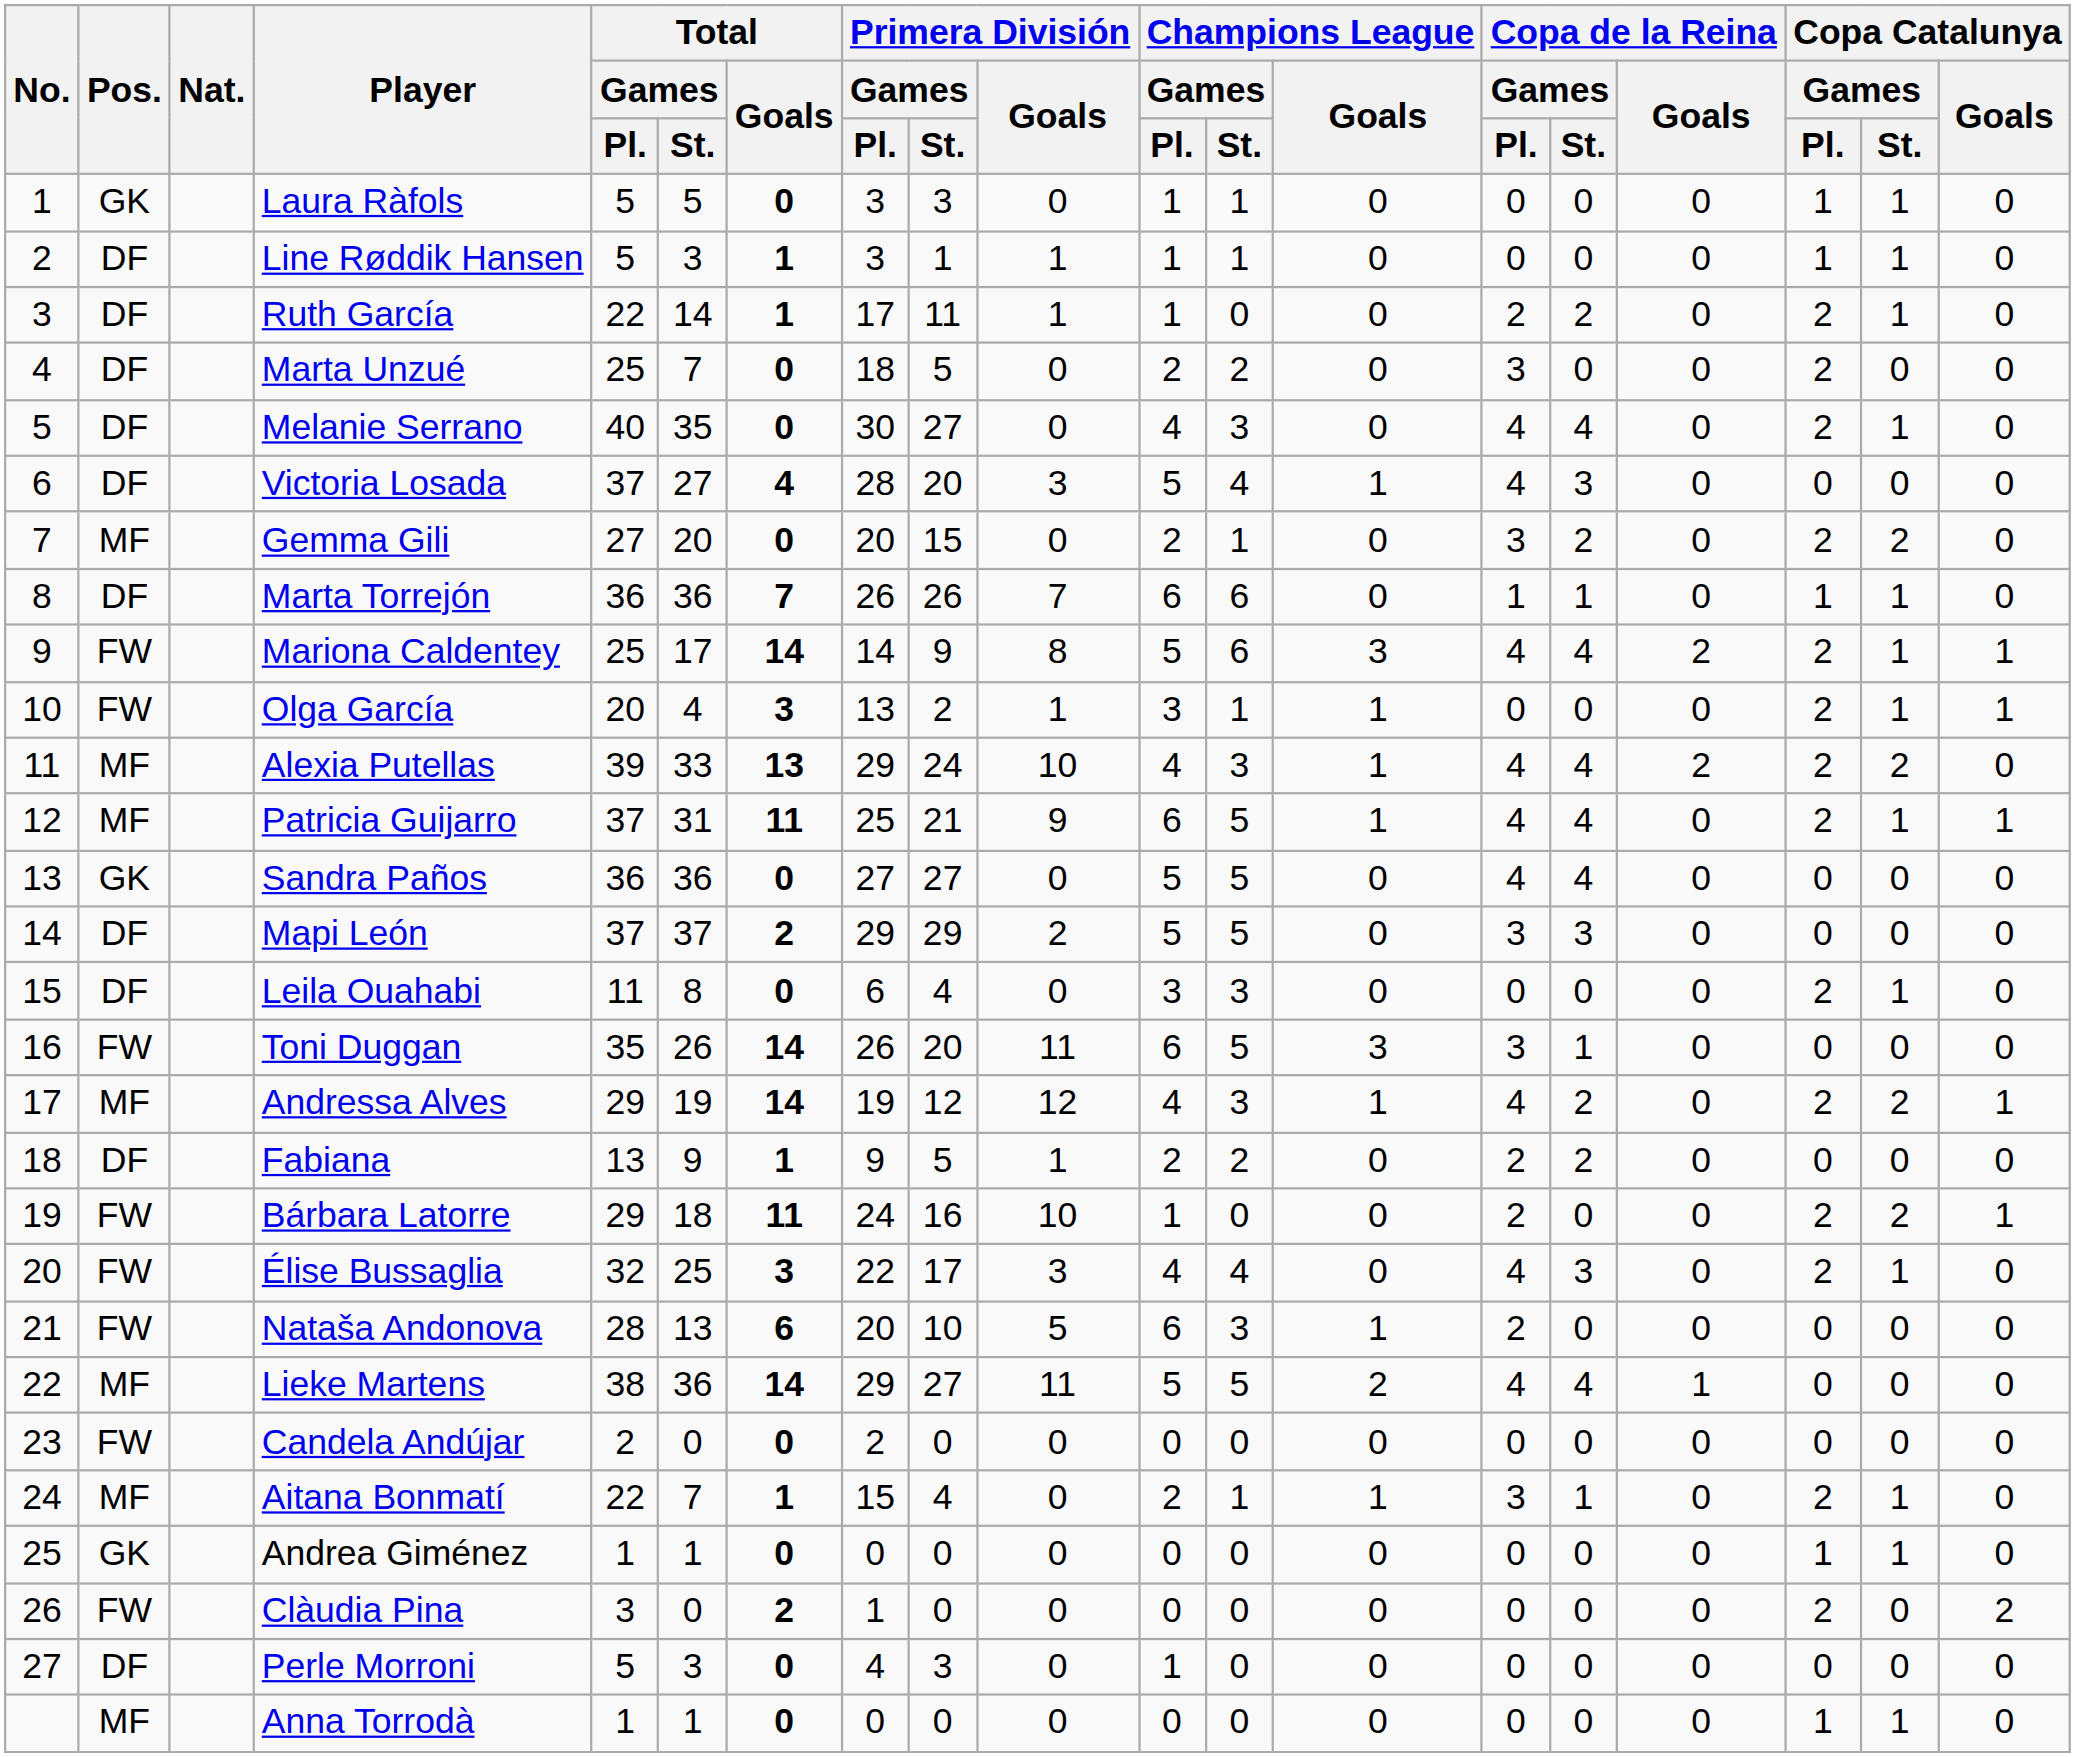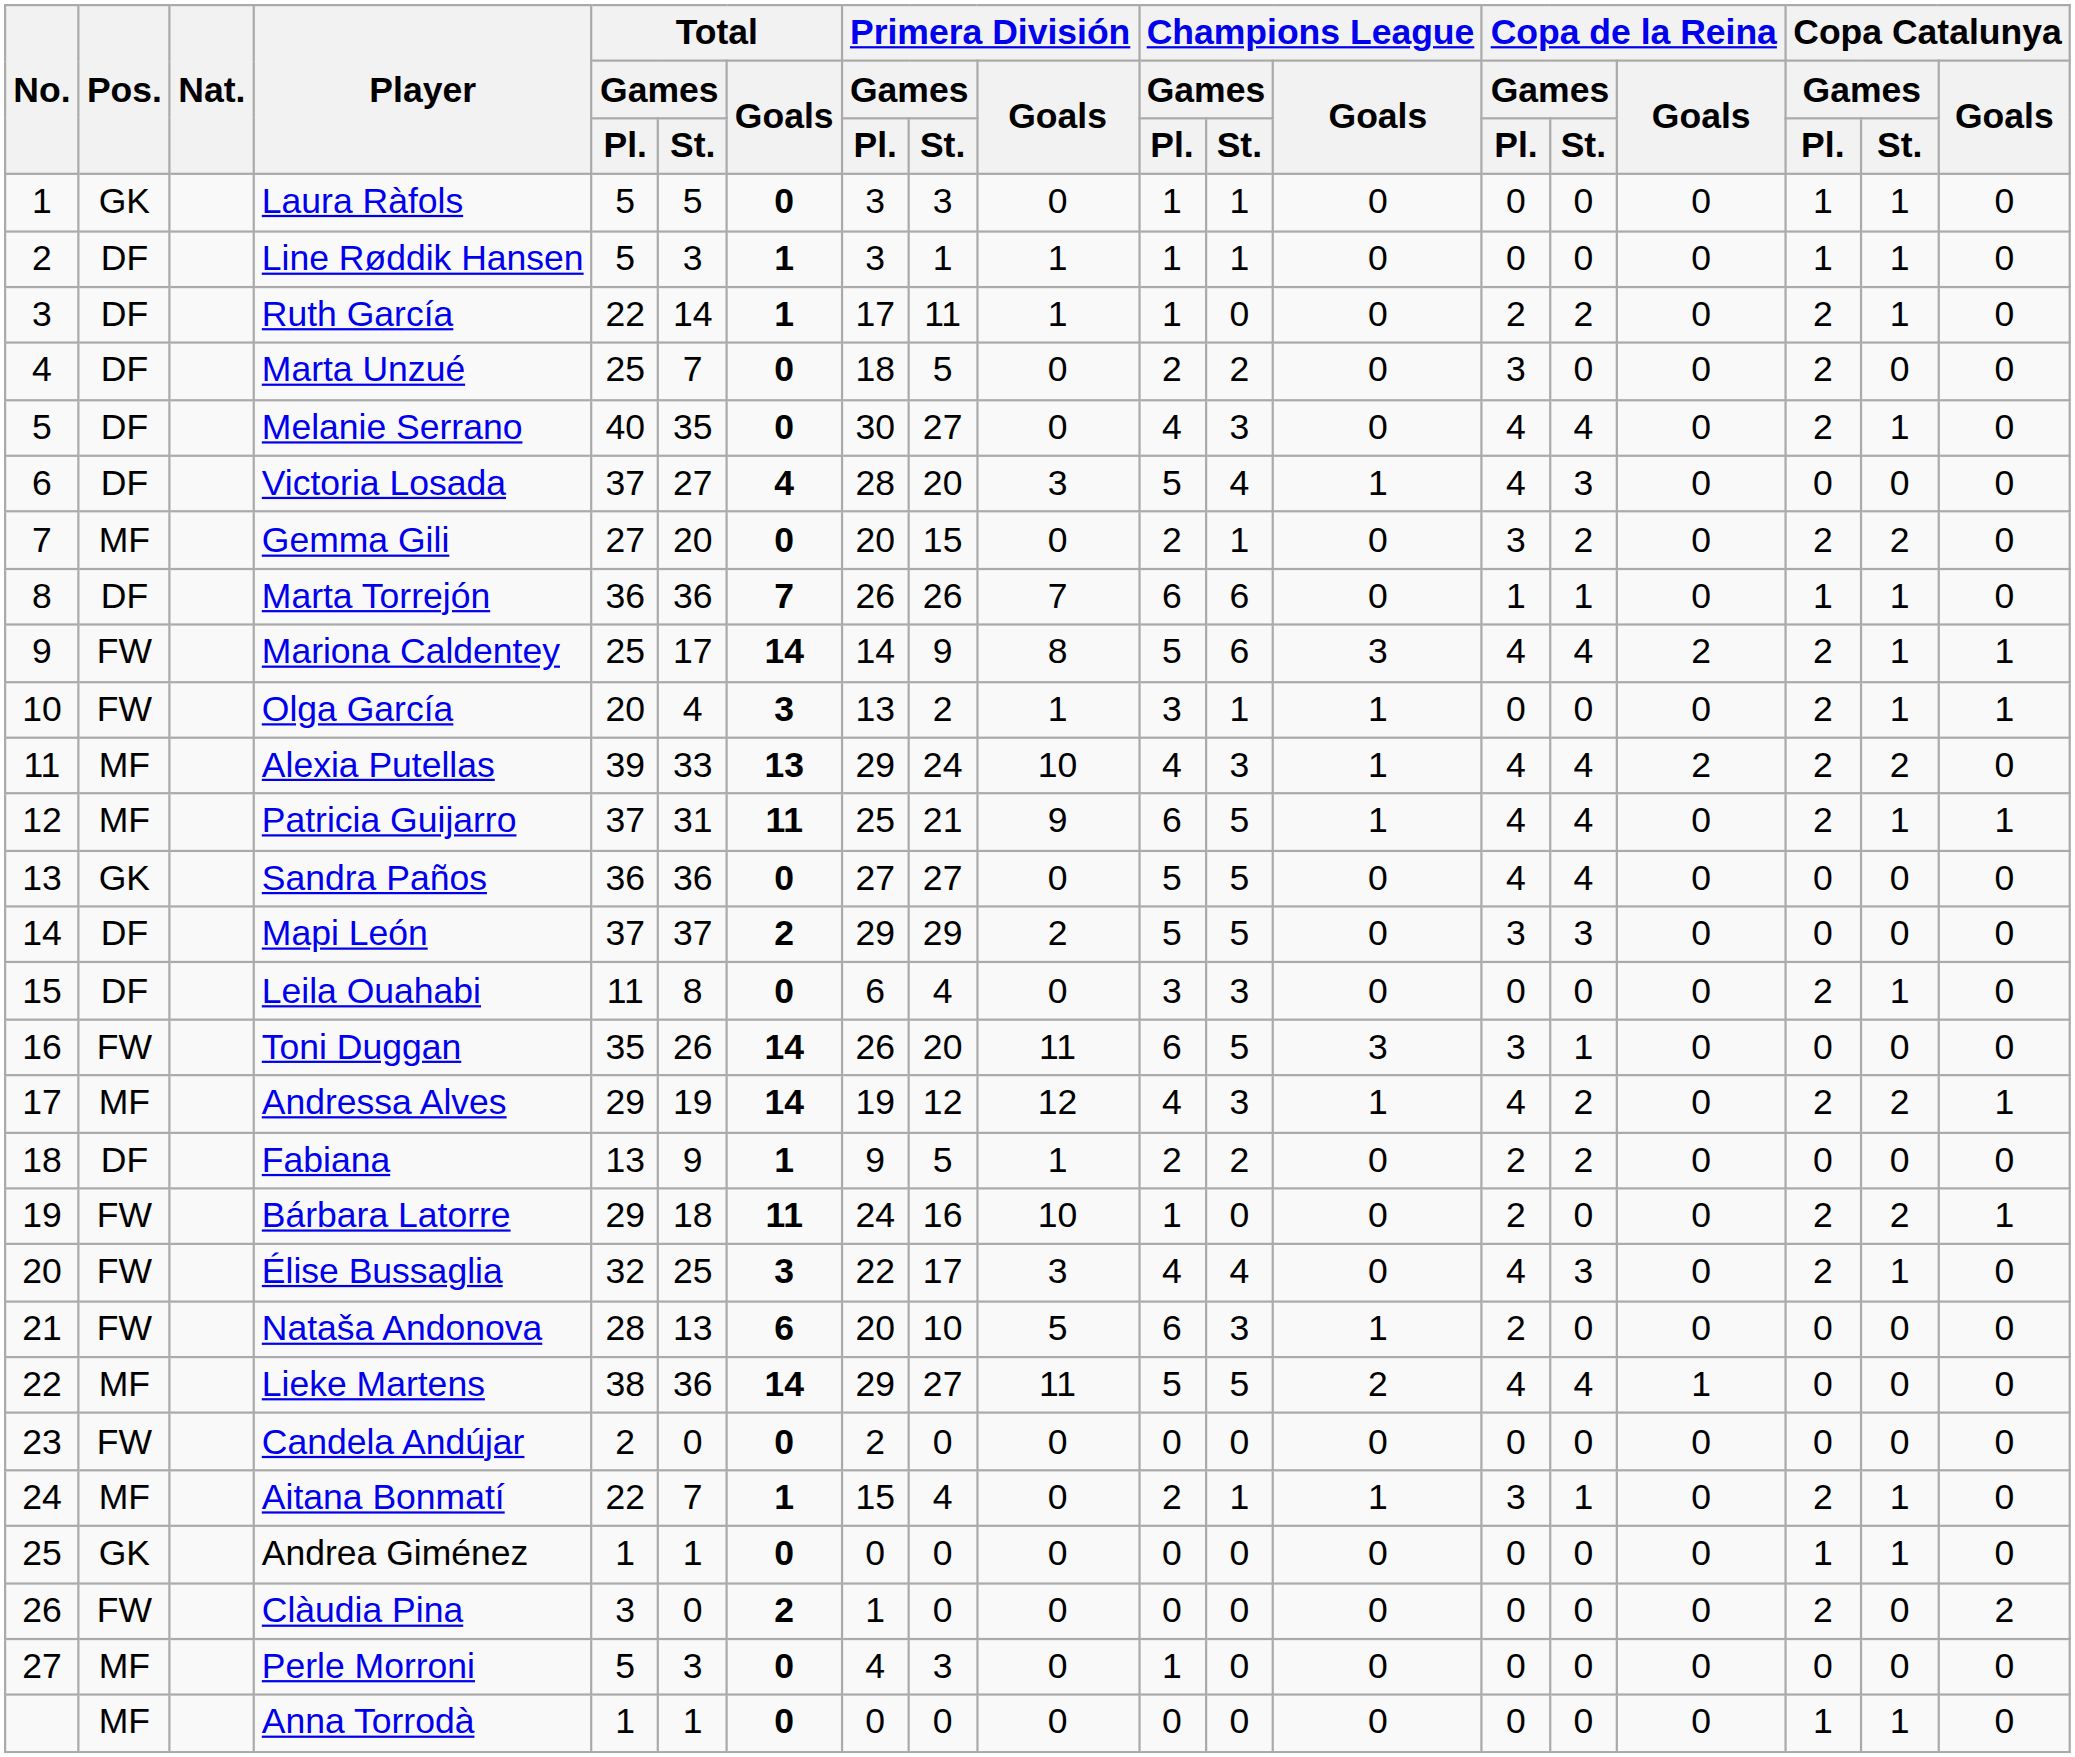(124, 1666) DF -> (124, 1666) MF
